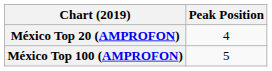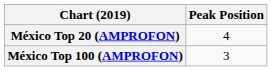(226, 55) 5 -> (226, 55) 3
